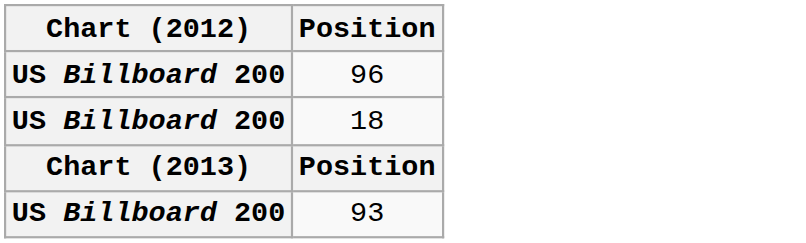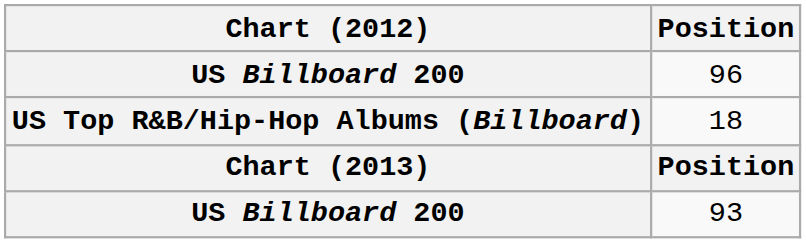(149, 121) US Billboard 200 -> (328, 121) US Top R&B/Hip-Hop Albums (Billboard)
